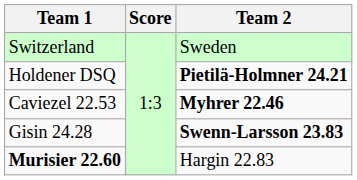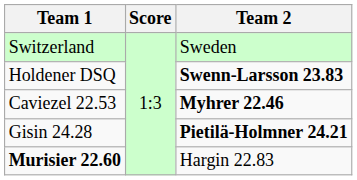(264, 75) Pietilä-Holmner 24.21 -> (261, 75) Swenn-Larsson 23.83
(261, 132) Swenn-Larsson 23.83 -> (264, 132) Pietilä-Holmner 24.21
